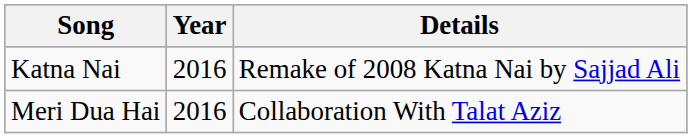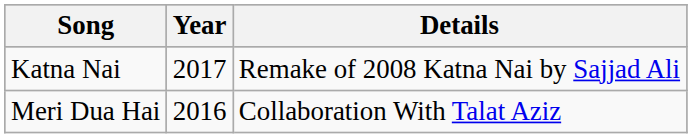(200, 68) 2016 -> (200, 68) 2017
